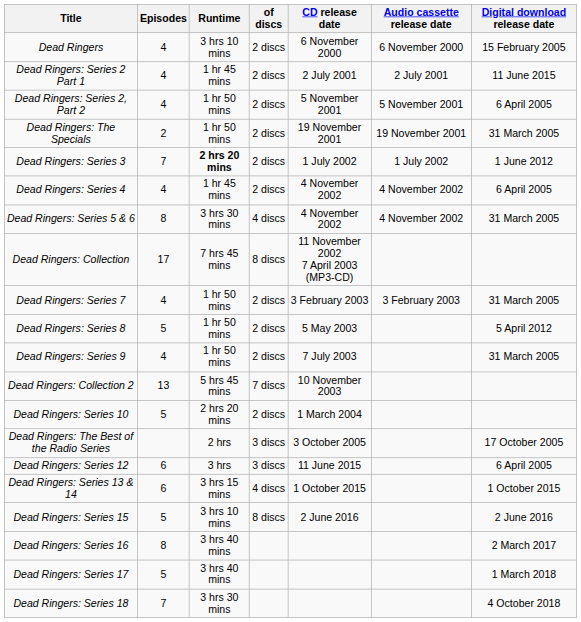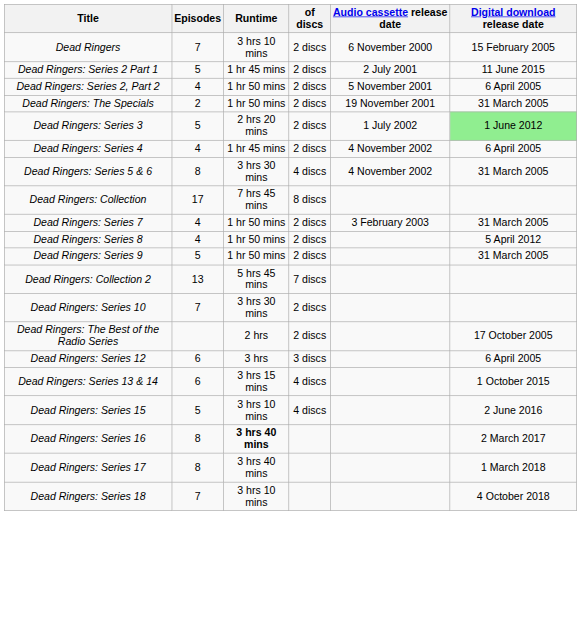- column: (330, 18)
(163, 47) 4 -> (198, 47) 7
(163, 76) 4 -> (198, 70) 5
(163, 161) 7 -> (198, 126) 5
(219, 161) bold -> (256, 126) normal
(524, 161) no background -> (513, 126) lightgreen background
(163, 328) 5 -> (198, 239) 4
(163, 357) 4 -> (198, 256) 5
(163, 414) 5 -> (198, 307) 7
(219, 414) 2 hrs 20 mins -> (256, 307) 3 hrs 30 mins
(269, 443) 3 discs -> (310, 336) 2 discs
(269, 517) 8 discs -> (310, 410) 4 discs
(219, 545) normal -> (256, 439) bold
(163, 574) 5 -> (198, 467) 8
(219, 603) 3 hrs 30 mins -> (256, 496) 3 hrs 10 mins
